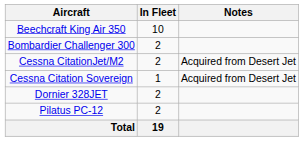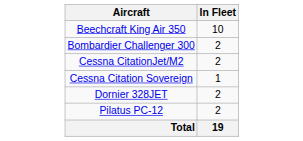- column: (238, 12)
